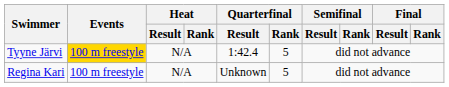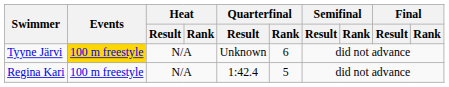(243, 53) 1:42.4 -> (243, 53) Unknown
(286, 53) 5 -> (286, 53) 6
(243, 73) Unknown -> (243, 73) 1:42.4
